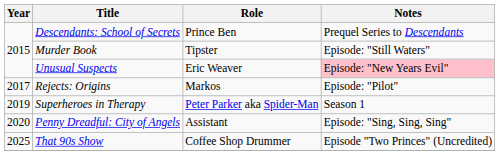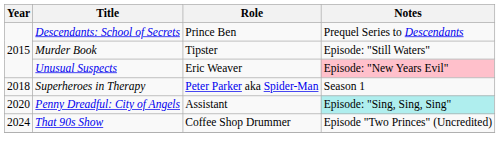- row: (73, 86)
(19, 104) 2019 -> (19, 86) 2018
(388, 123) no background -> (388, 104) paleturquoise background
(19, 141) 2025 -> (19, 123) 2024
